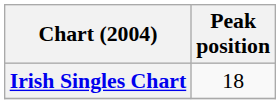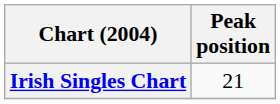(233, 80) 18 -> (233, 80) 21
